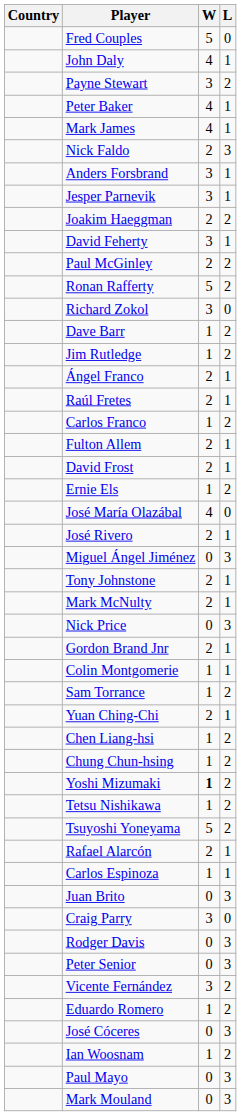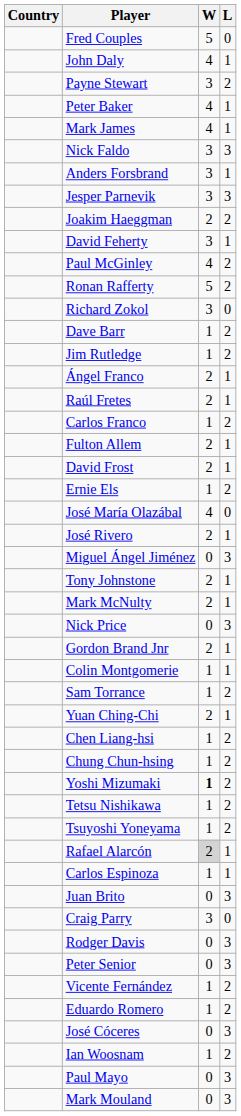(209, 151) 2 -> (209, 151) 3
(228, 196) 1 -> (228, 196) 3
(209, 264) 2 -> (209, 264) 4
(209, 828) 5 -> (209, 828) 1
(209, 851) no background -> (209, 851) lightgrey background
(209, 986) 3 -> (209, 986) 1
